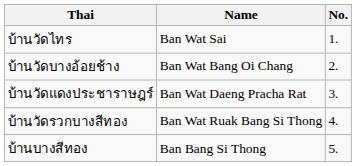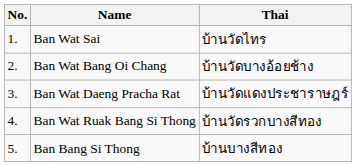columns swapped: (338, 15) <-> (81, 15)
